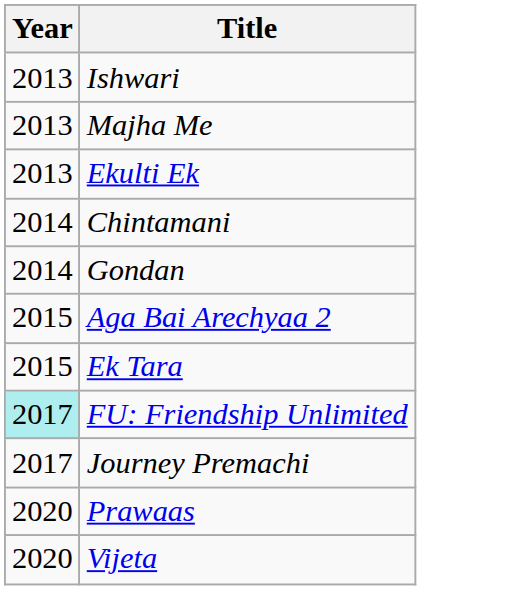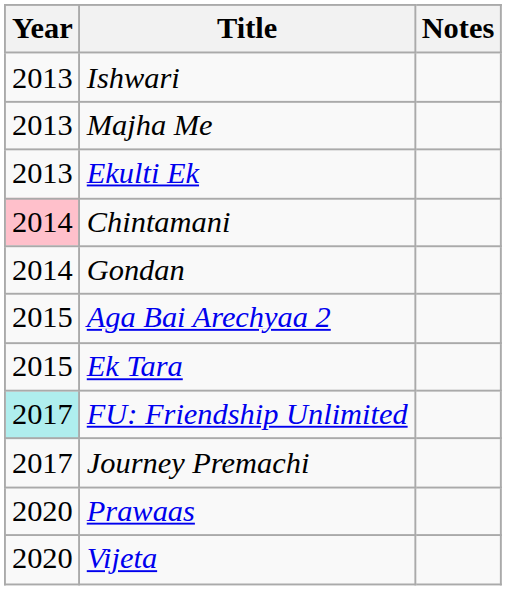+ column: (458, 28)
(42, 221) no background -> (42, 221) pink background
